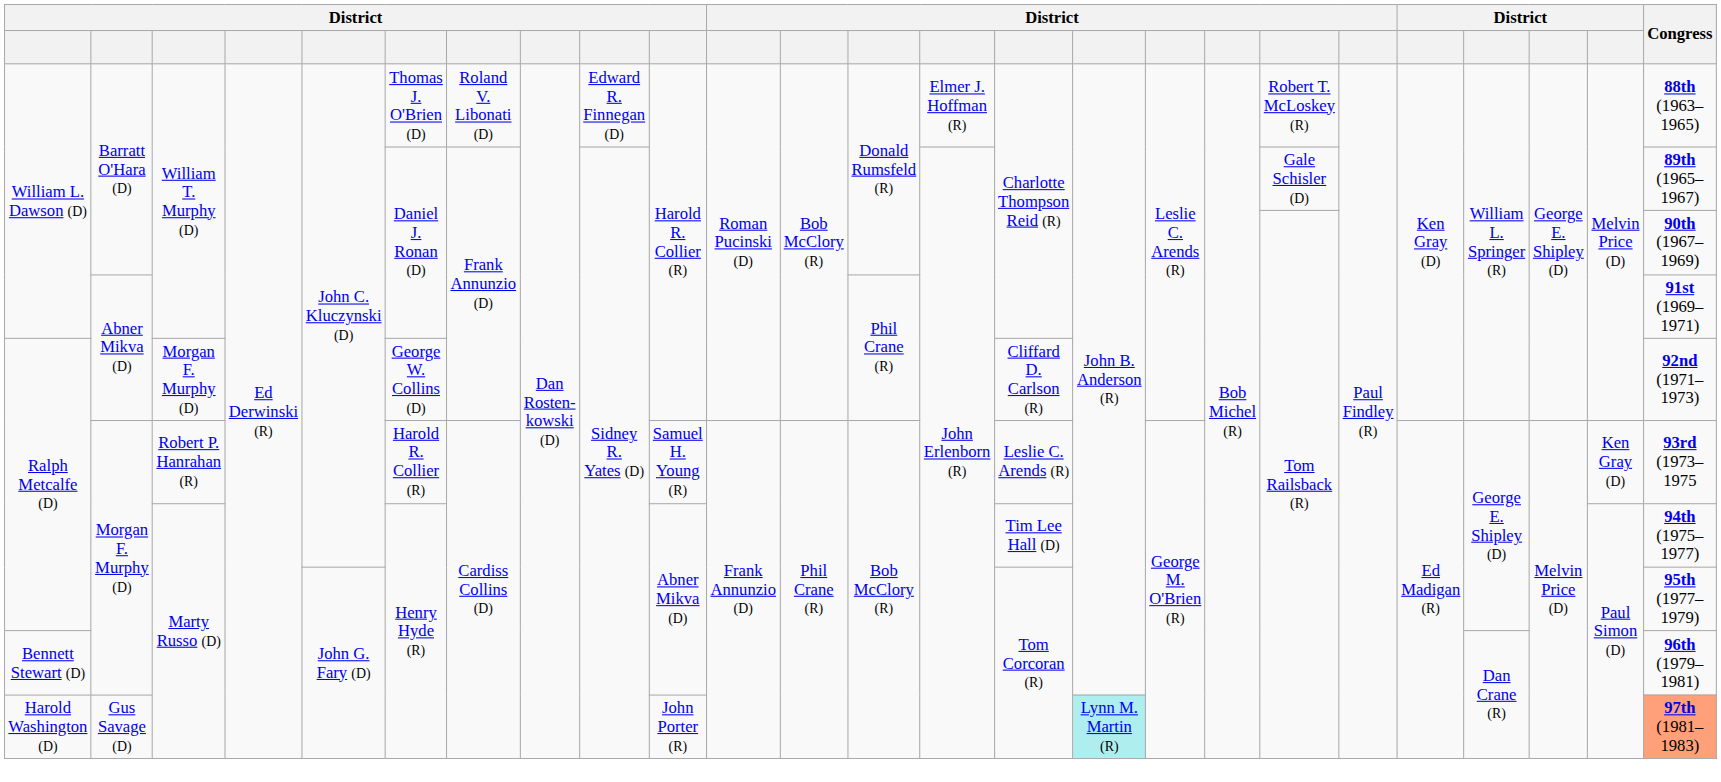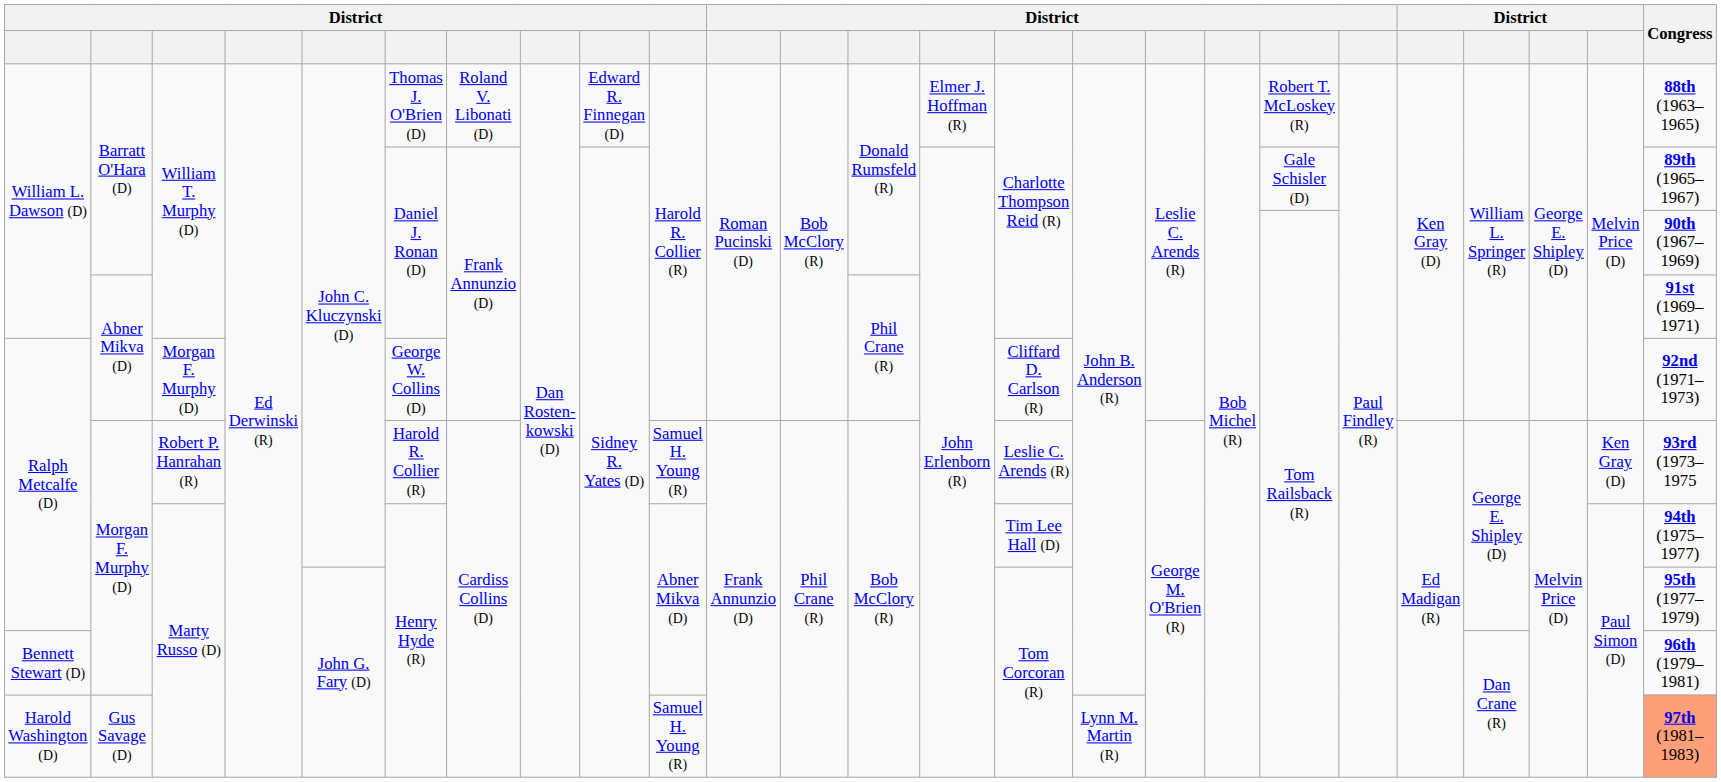(678, 726) John Porter (R) -> (678, 736) Samuel H. Young (R)
(1109, 726) paleturquoise background -> (1109, 736) no background
